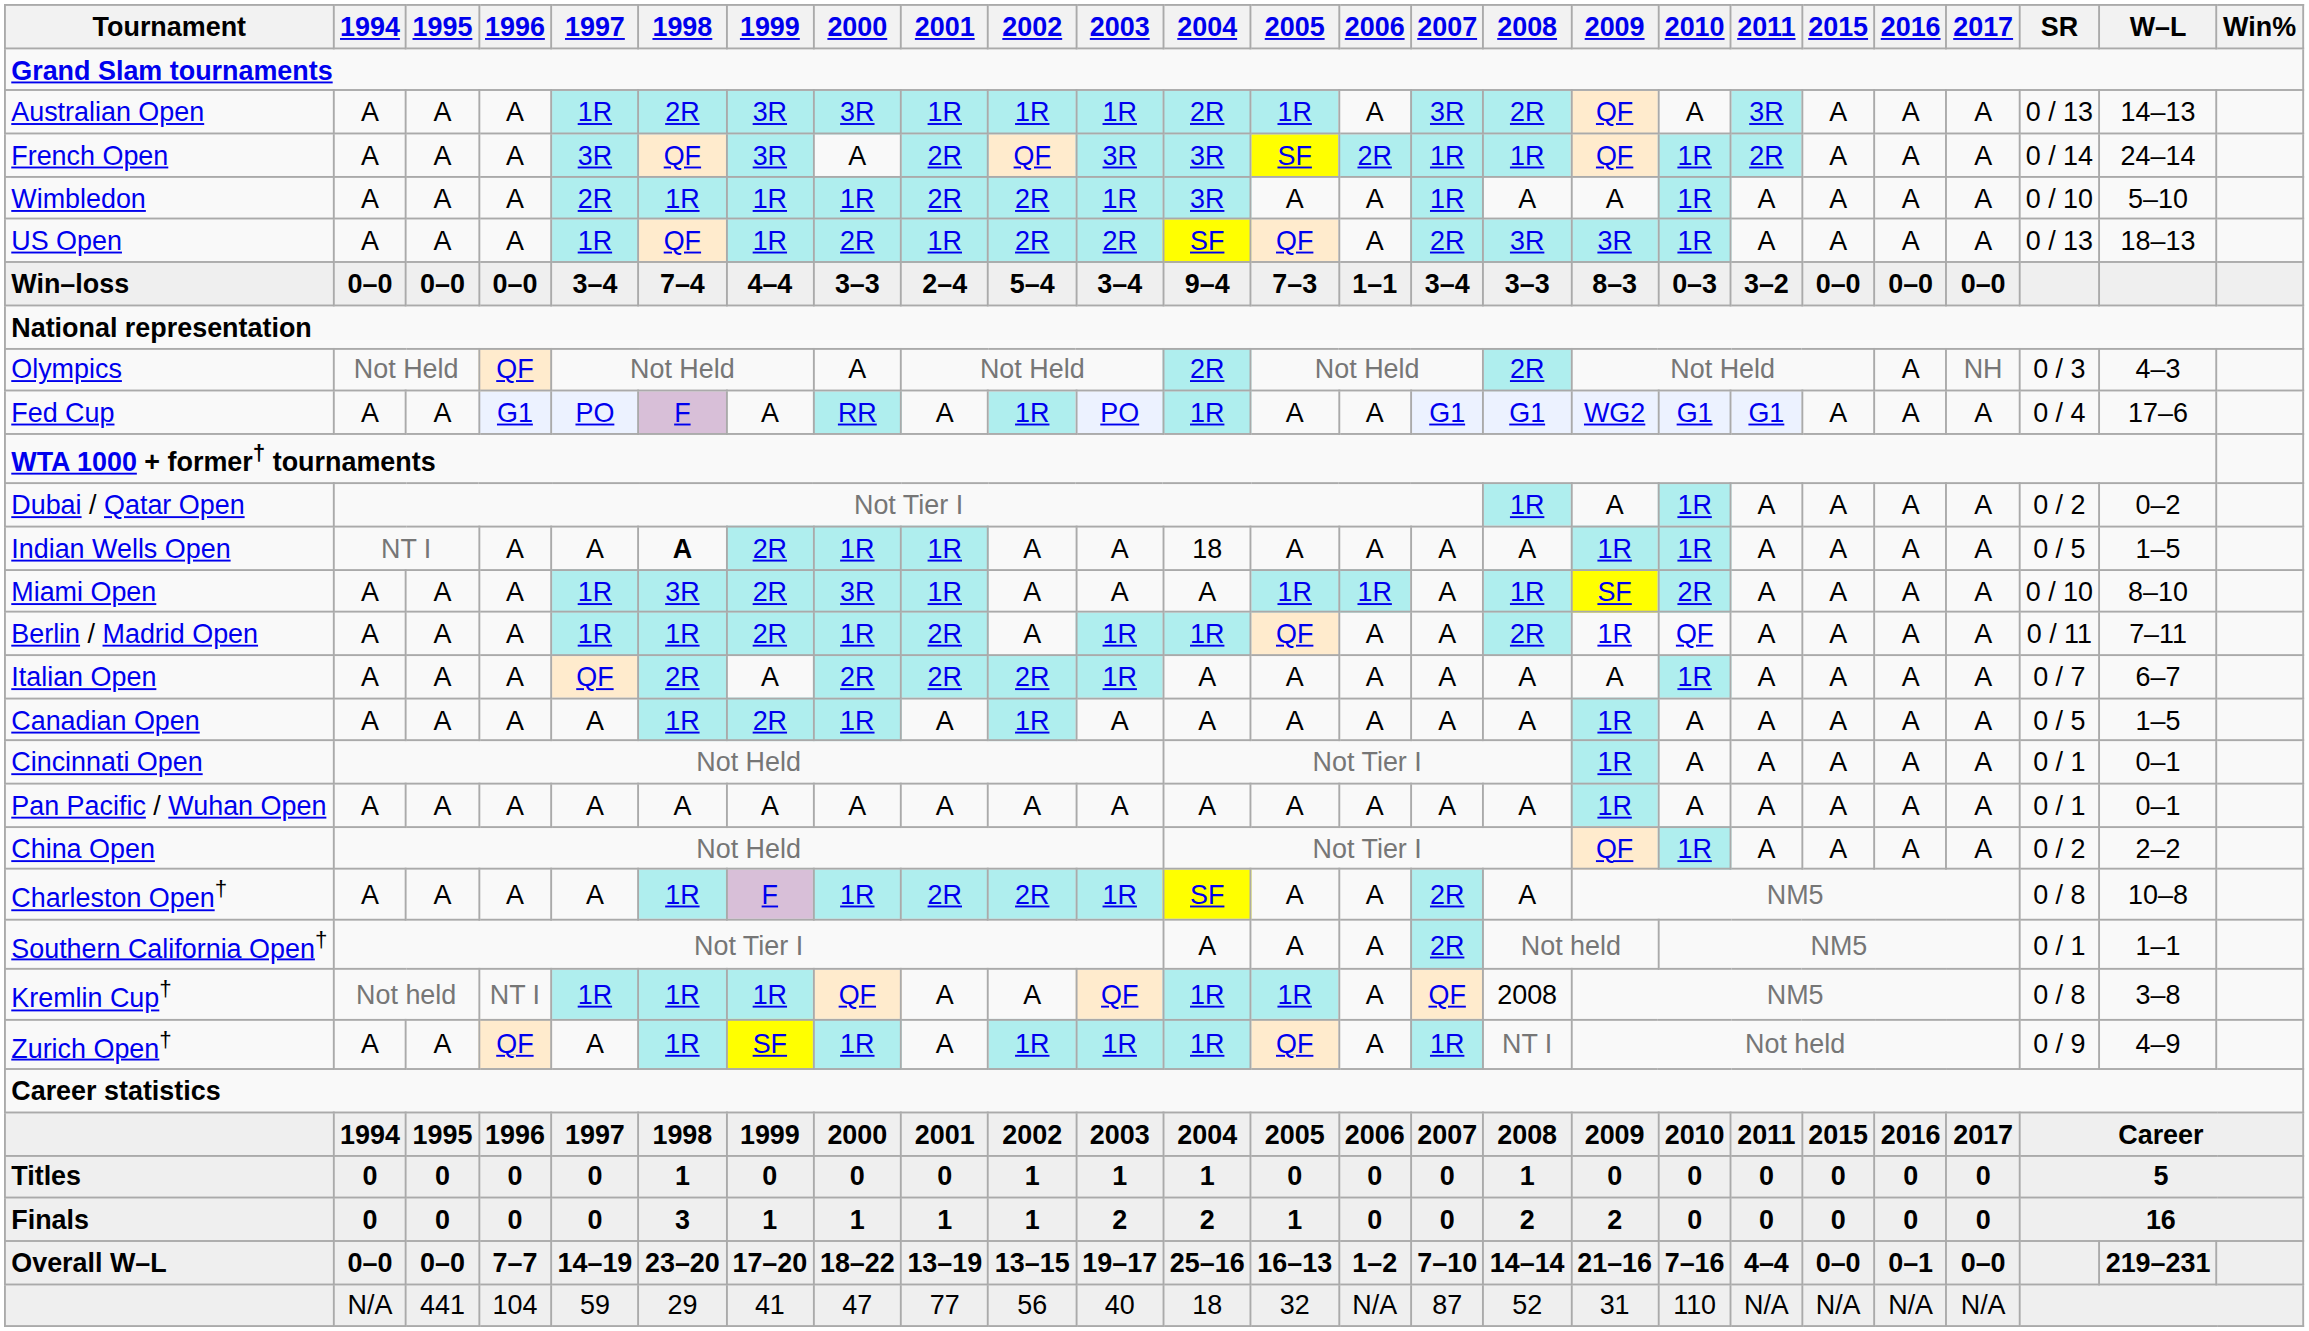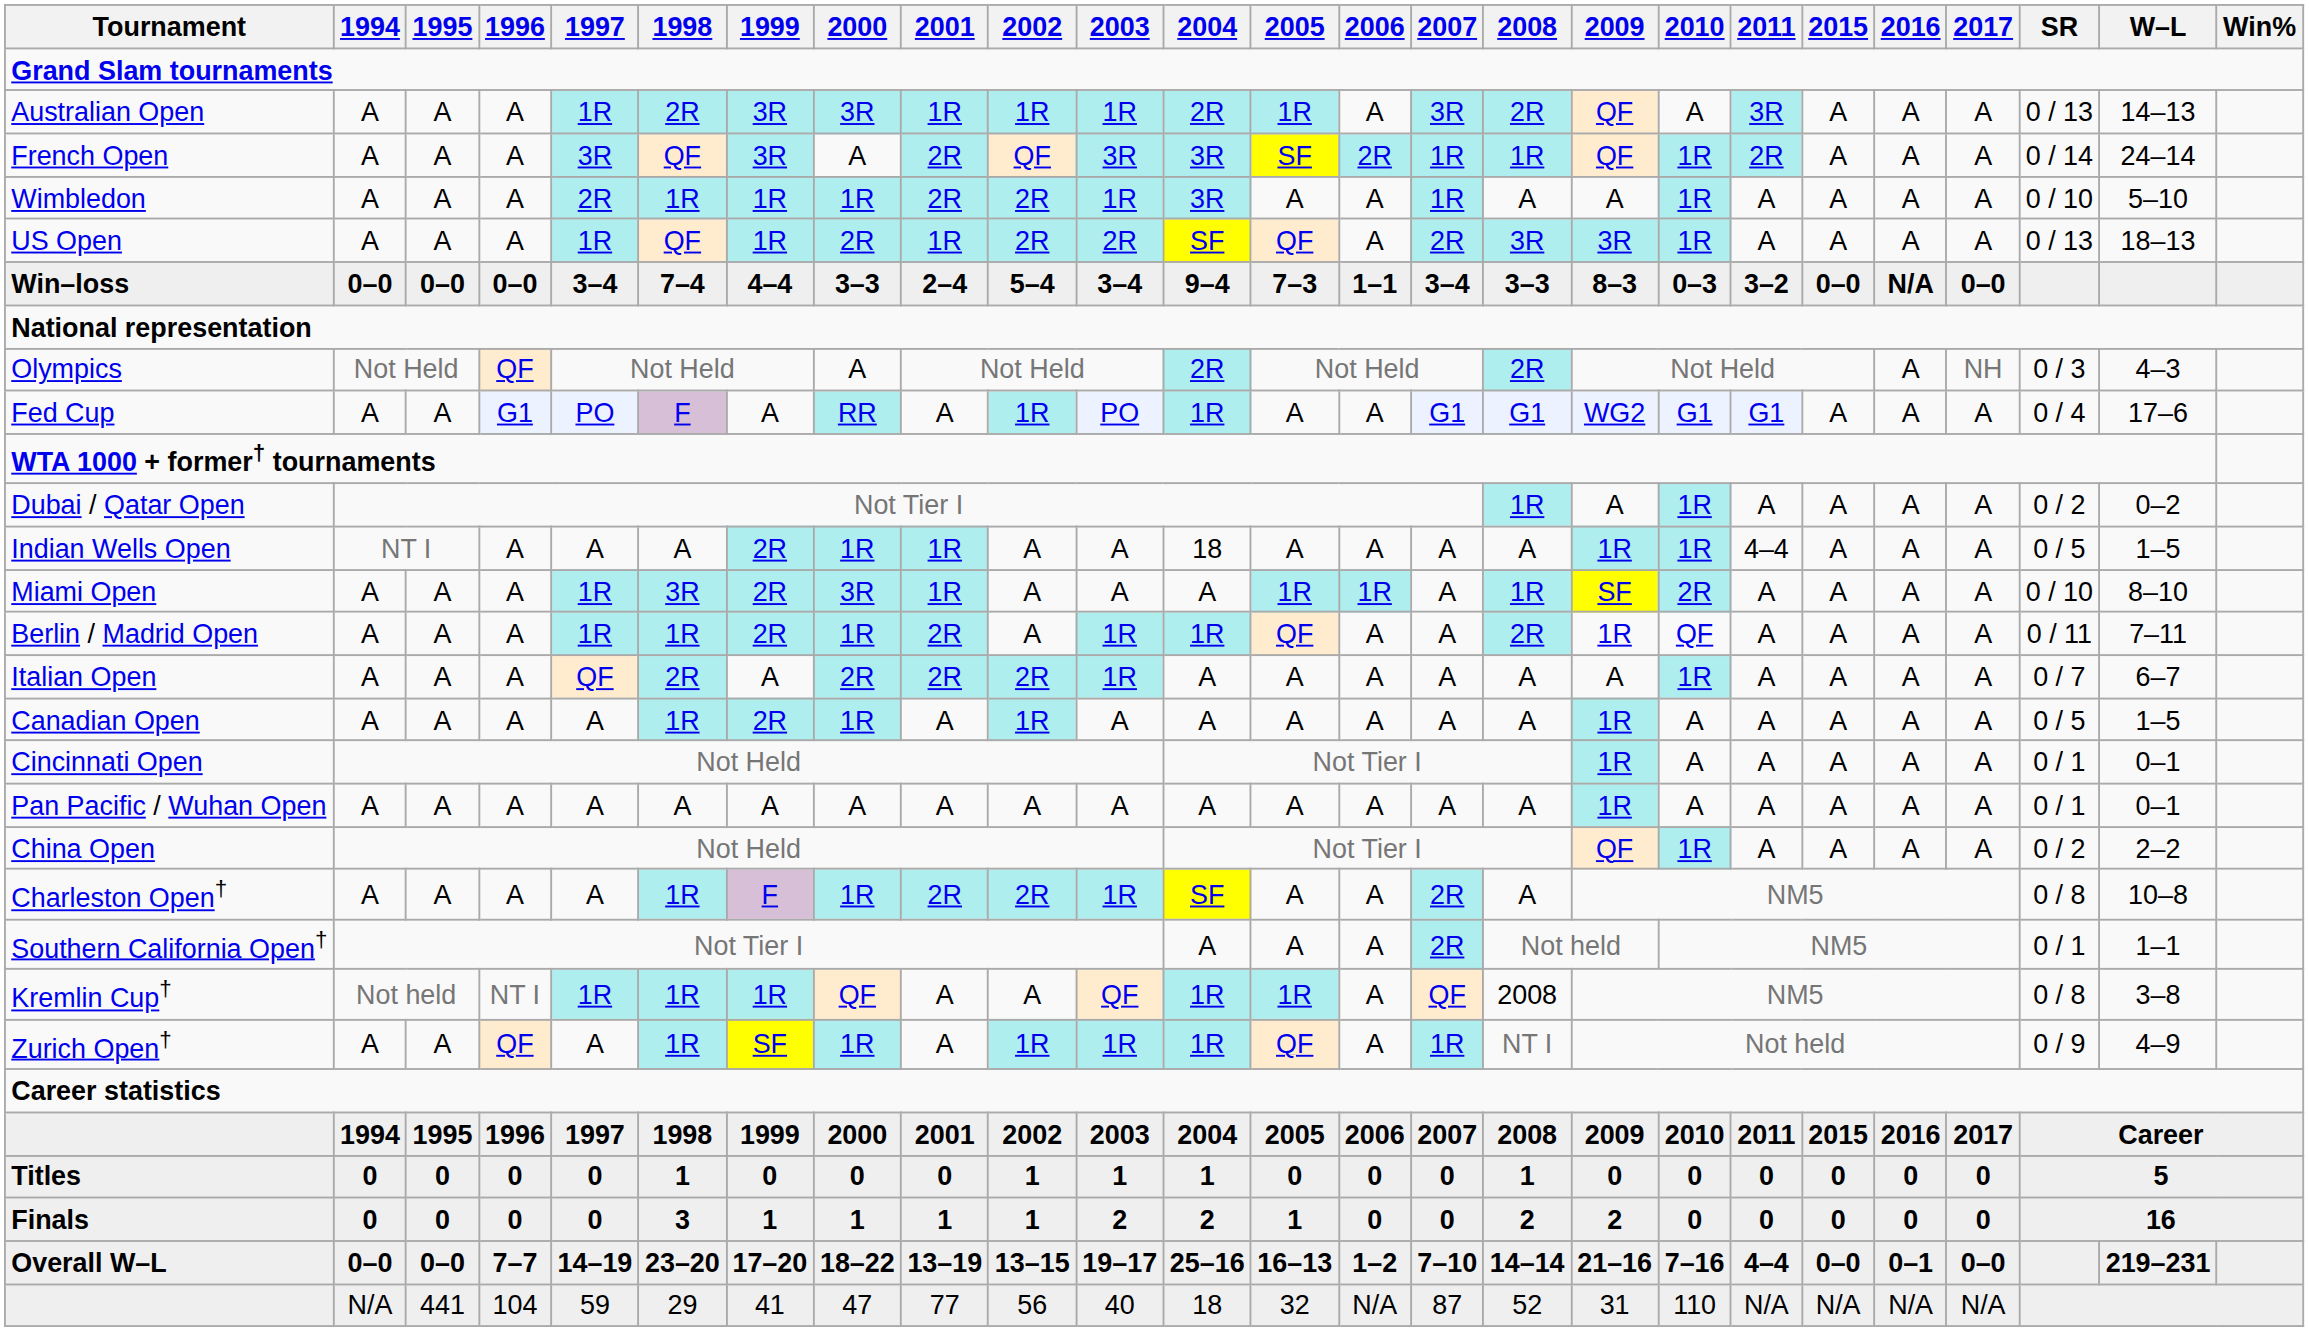(1911, 284) 0–0 -> (1911, 284) N/A
(682, 548) bold -> (682, 548) normal
(1766, 548) A -> (1766, 548) 4–4
